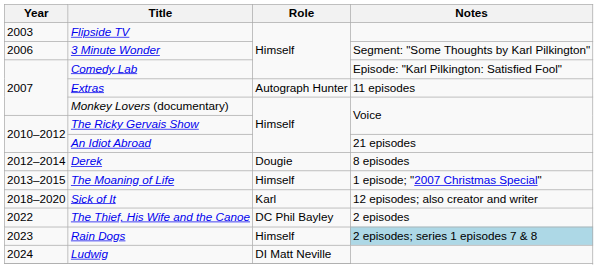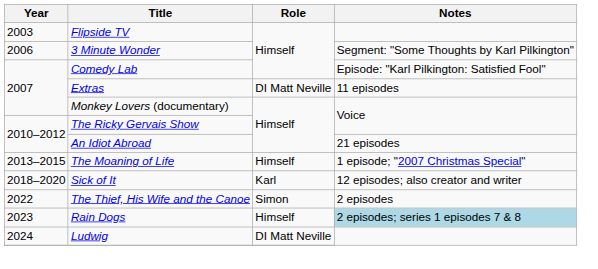(301, 87) Autograph Hunter -> (293, 87) DI Matt Neville
- row: (86, 161)
(294, 217) DC Phil Bayley -> (272, 198) Simon
